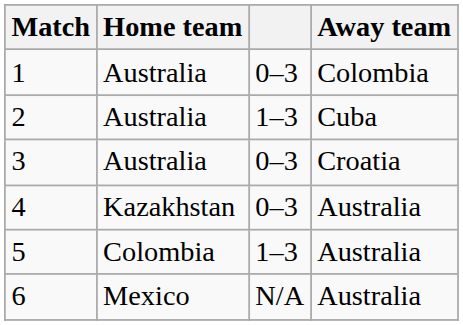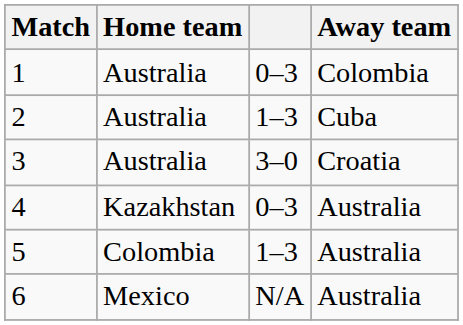(277, 161) 0–3 -> (277, 161) 3–0
